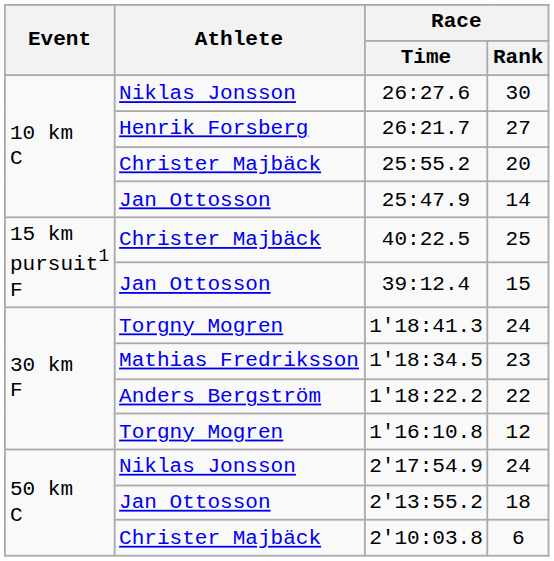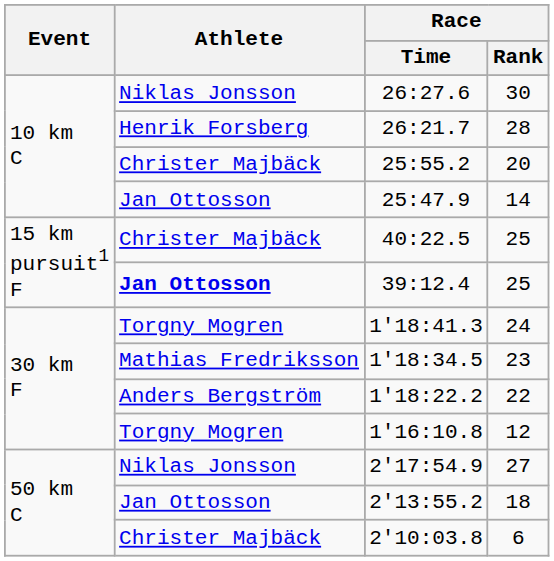(518, 128) 27 -> (518, 128) 28
(195, 285) normal -> (195, 285) bold
(518, 285) 15 -> (518, 285) 25
(518, 467) 24 -> (518, 467) 27
